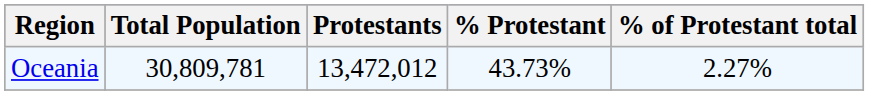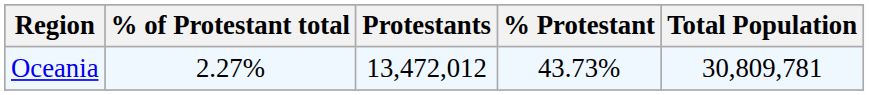columns swapped: (206, 25) <-> (737, 25)
